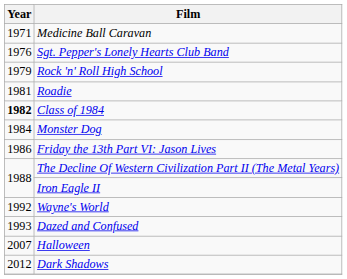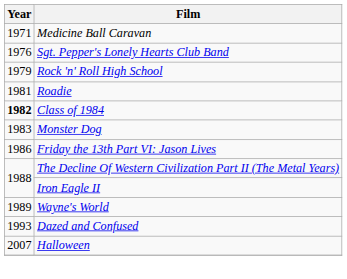(19, 129) 1984 -> (19, 129) 1983
(19, 206) 1992 -> (19, 206) 1989
- row: (73, 264)
